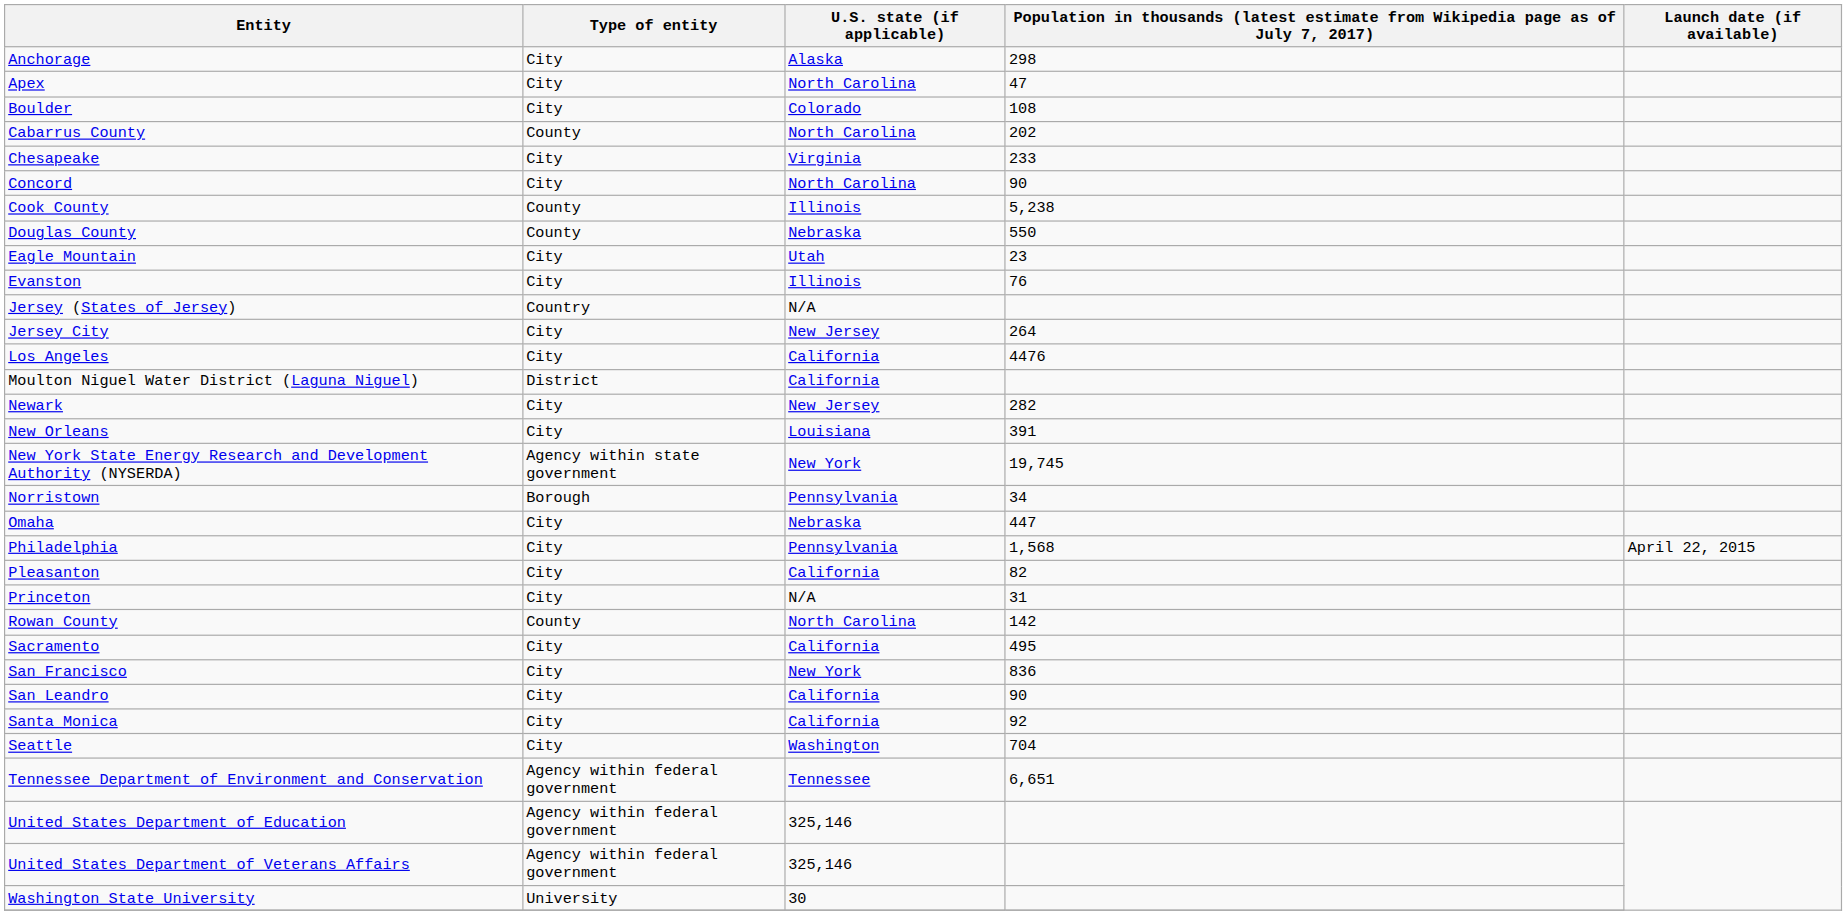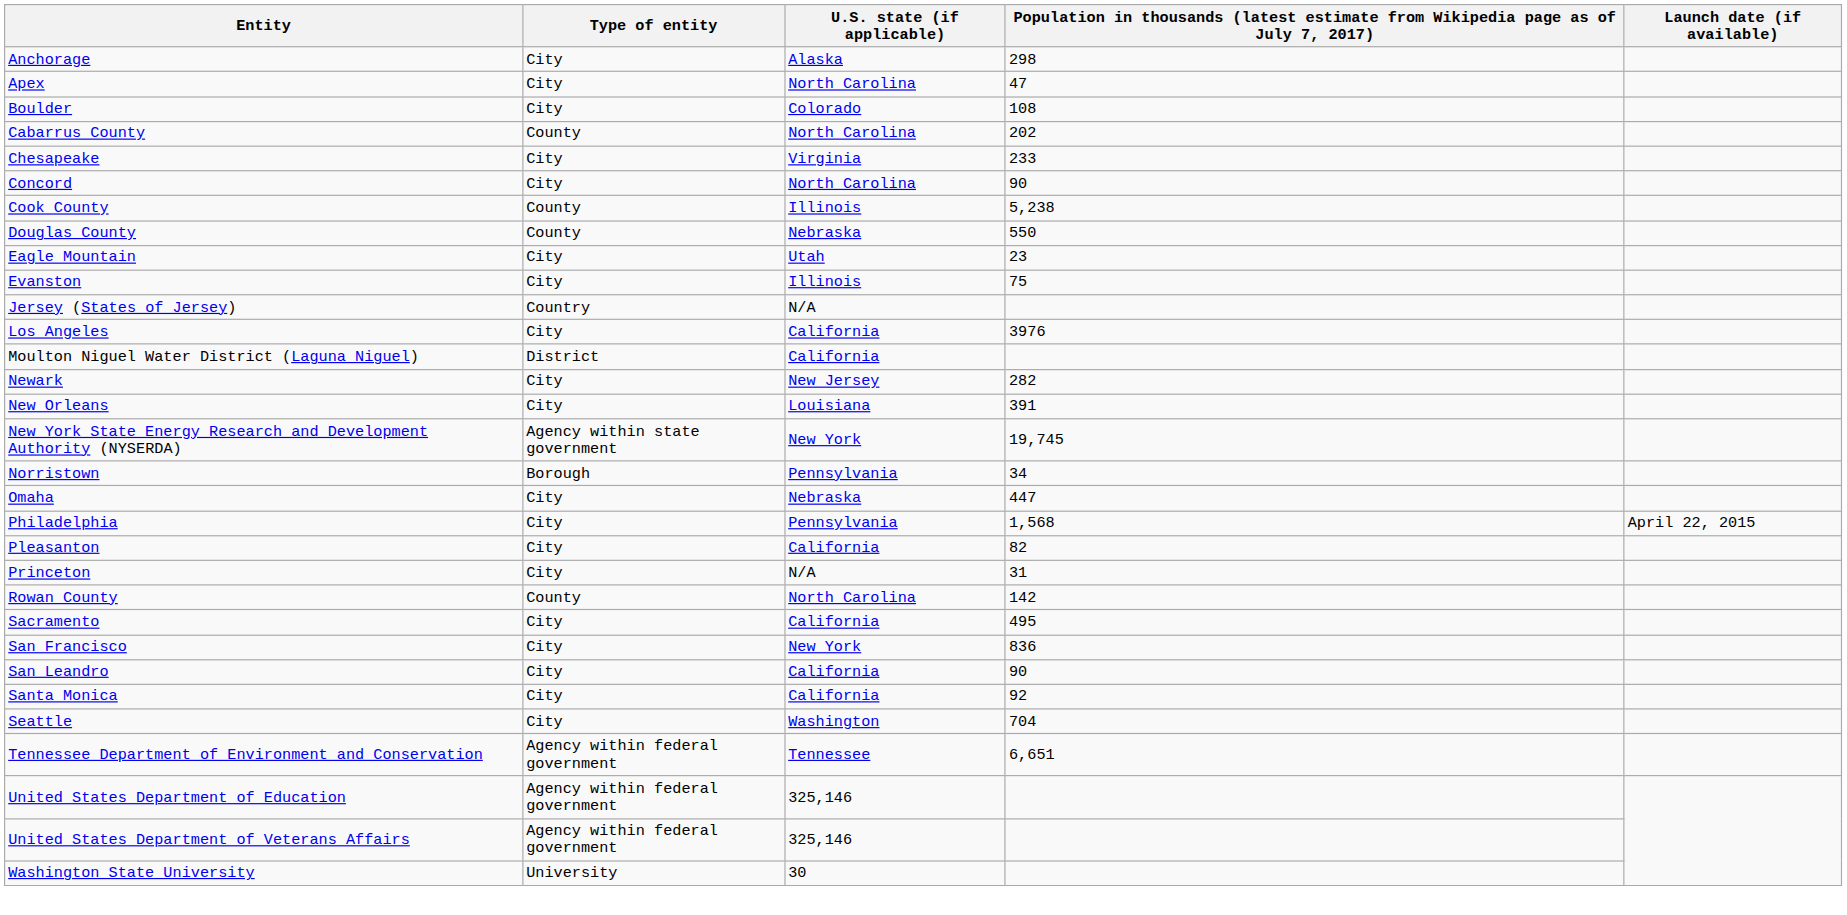(1018, 282) 76 -> (1018, 282) 75
- row: (58, 332)
(1027, 357) 4476 -> (1027, 332) 3976
